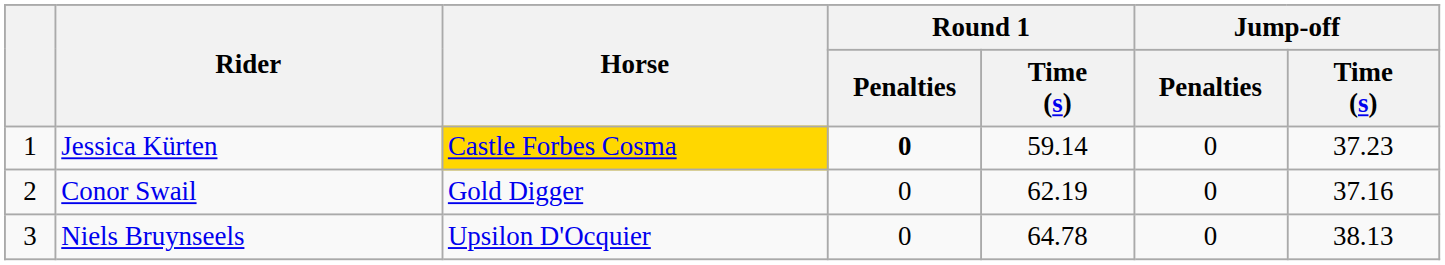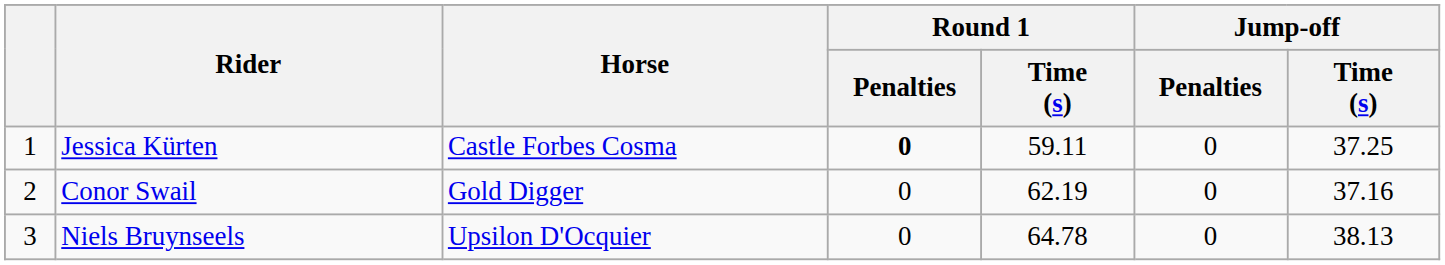(562, 147) gold background -> (562, 147) no background
(1057, 147) 59.14 -> (1057, 147) 59.11
(1363, 147) 37.23 -> (1363, 147) 37.25
